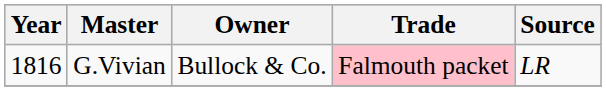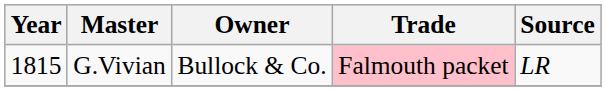(36, 65) 1816 -> (36, 65) 1815
